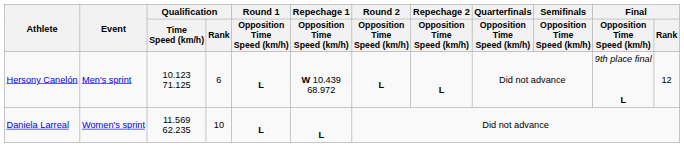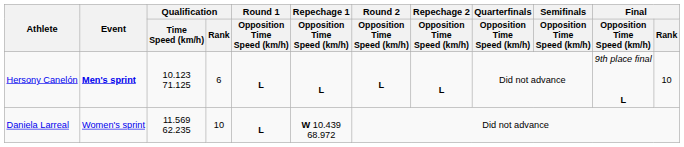(107, 80) normal -> (109, 80) bold
(321, 85) W 10.439 68.972 -> (321, 90) L
(667, 80) 12 -> (667, 80) 10
(321, 135) L -> (321, 130) W 10.439 68.972
